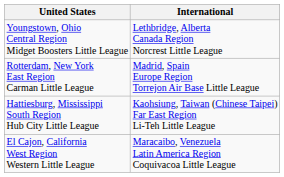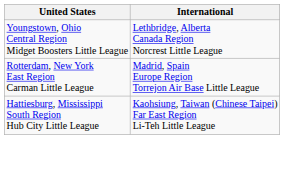- row: (51, 153)
